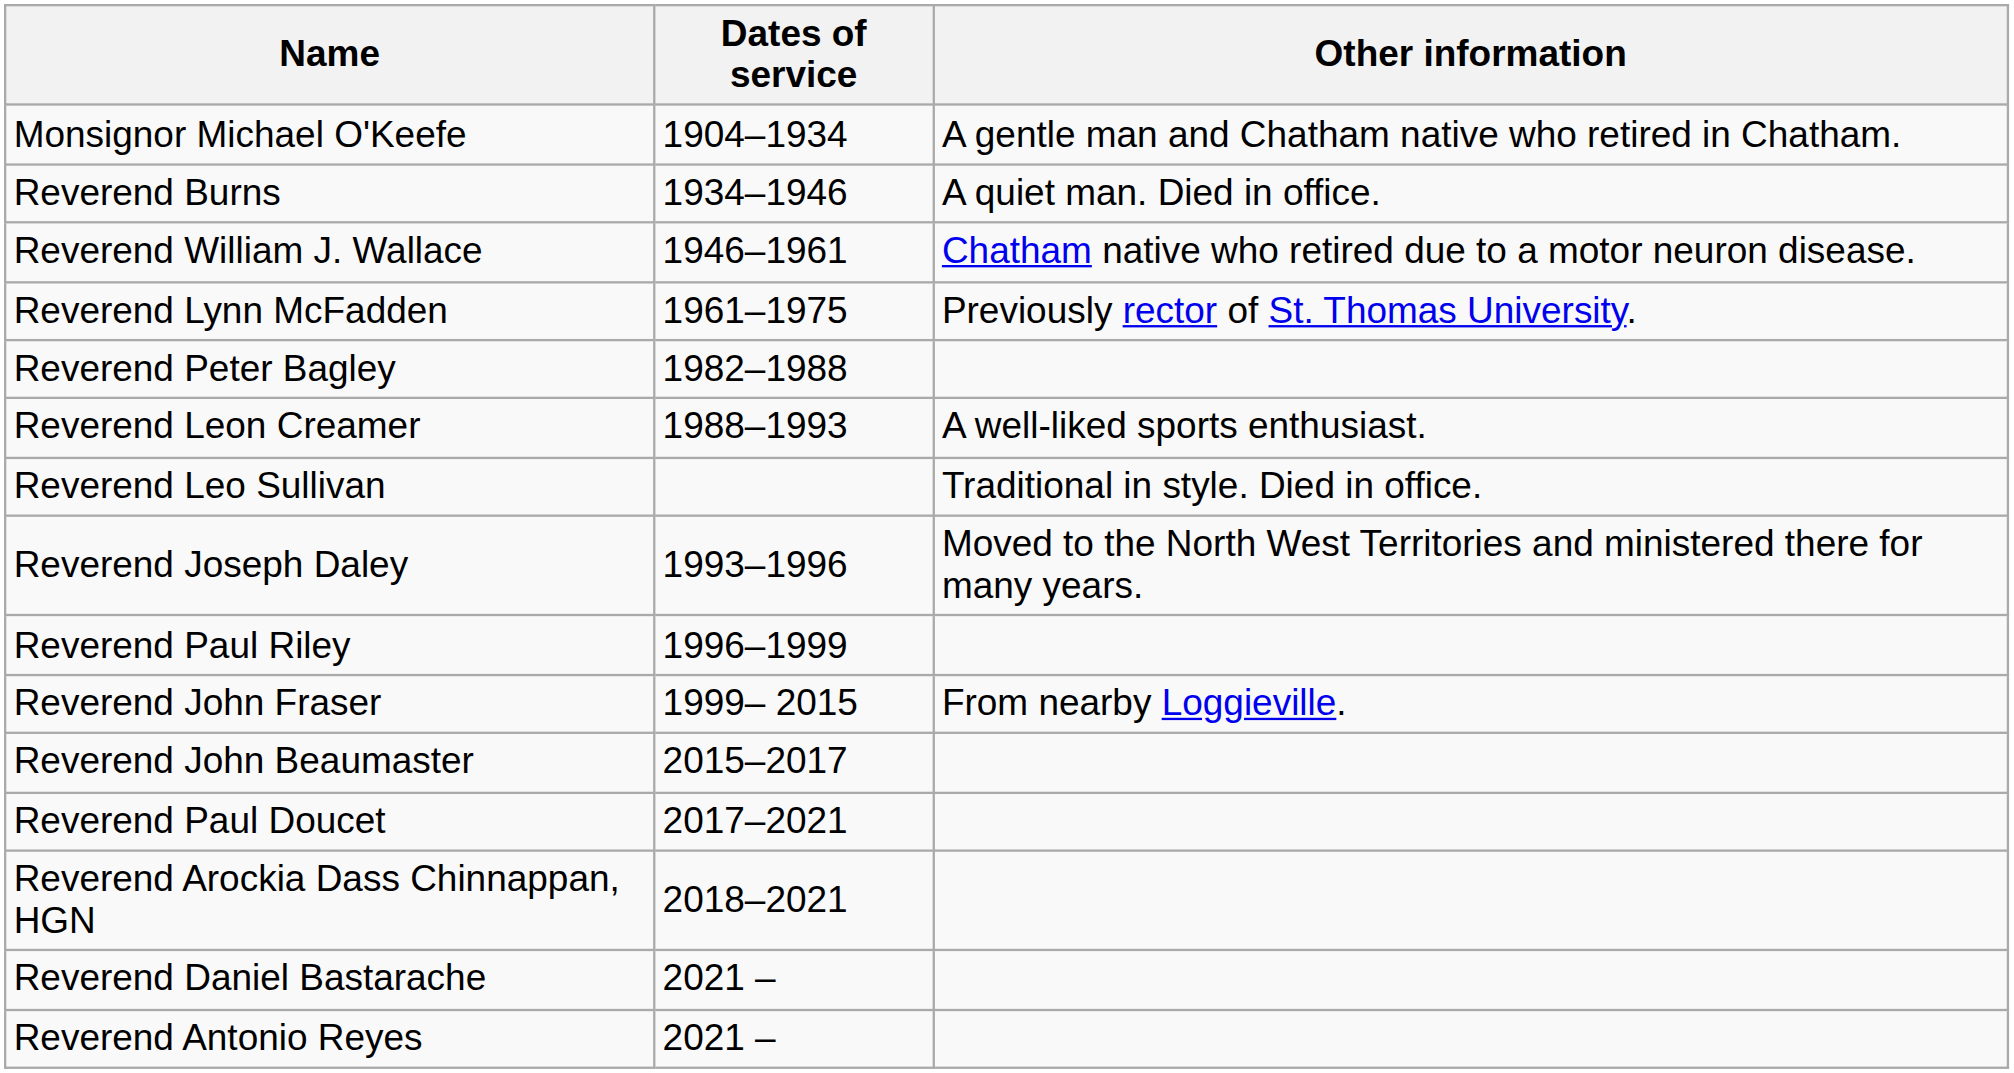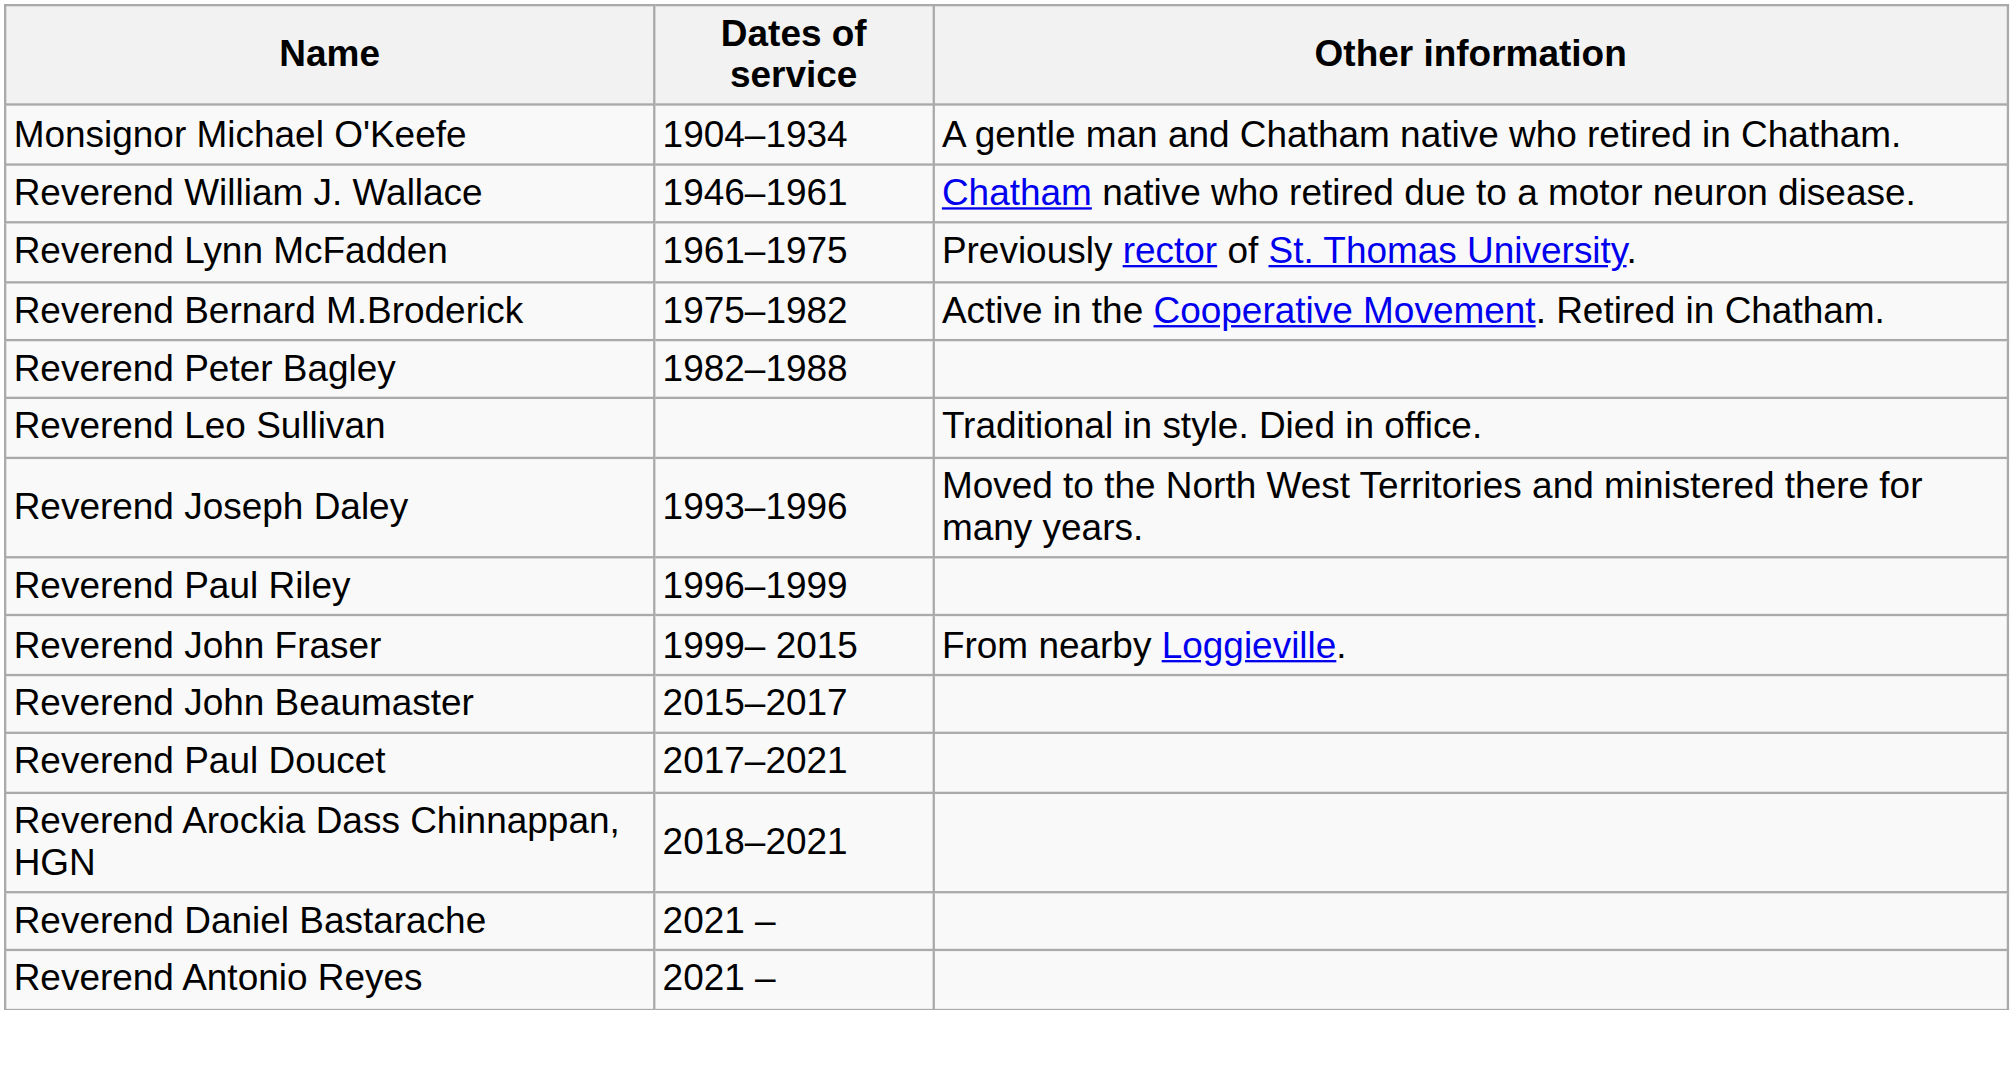- row: (147, 192)
+ row: (268, 309)
- row: (217, 427)
